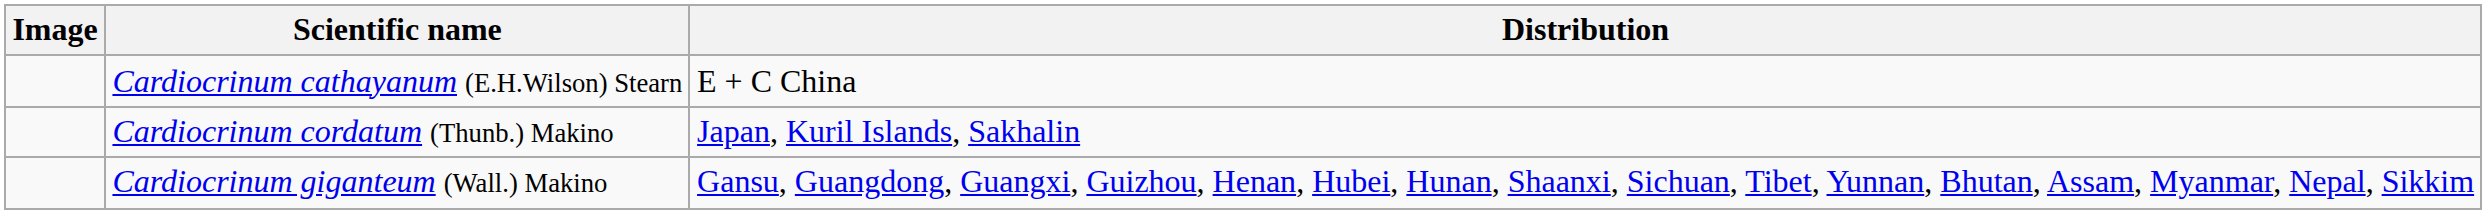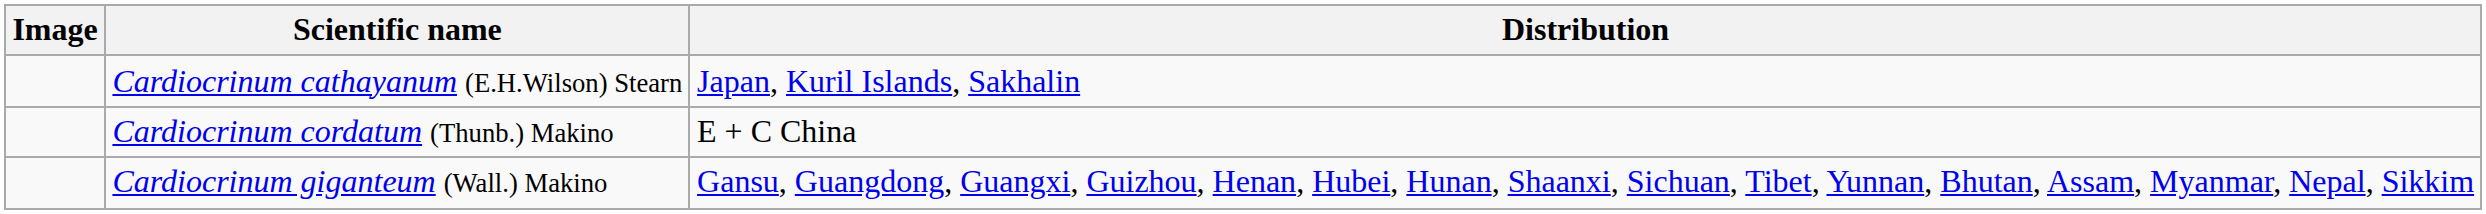(777, 80) E + C China -> (889, 80) Japan, Kuril Islands, Sakhalin
(889, 131) Japan, Kuril Islands, Sakhalin -> (777, 131) E + C China
